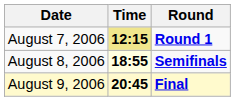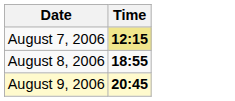- column: (191, 15)
(130, 61) lightyellow background -> (130, 61) no background
